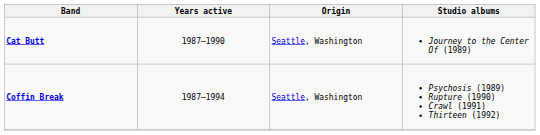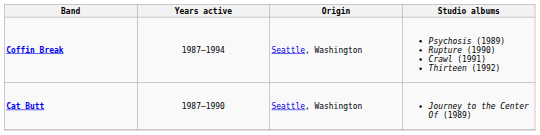rows swapped: (25, 41) <-> (35, 97)
